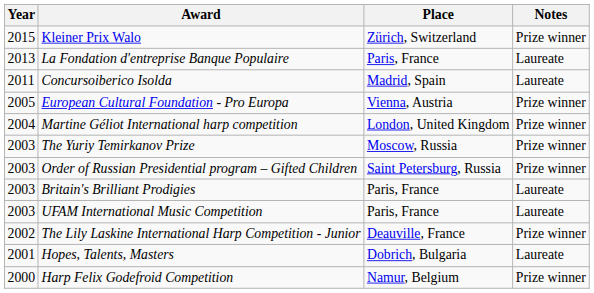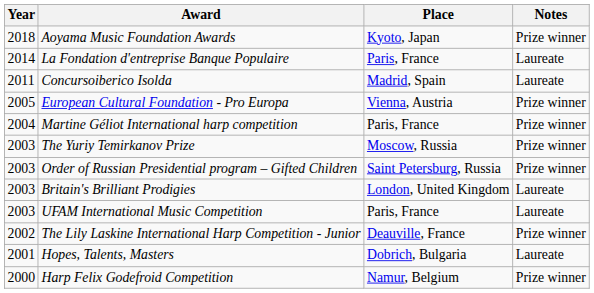+ row: (138, 37)
- row: (91, 37)
(21, 59) 2013 -> (21, 59) 2014
(438, 124) London, United Kingdom -> (403, 124) Paris, France
(403, 189) Paris, France -> (438, 189) London, United Kingdom
